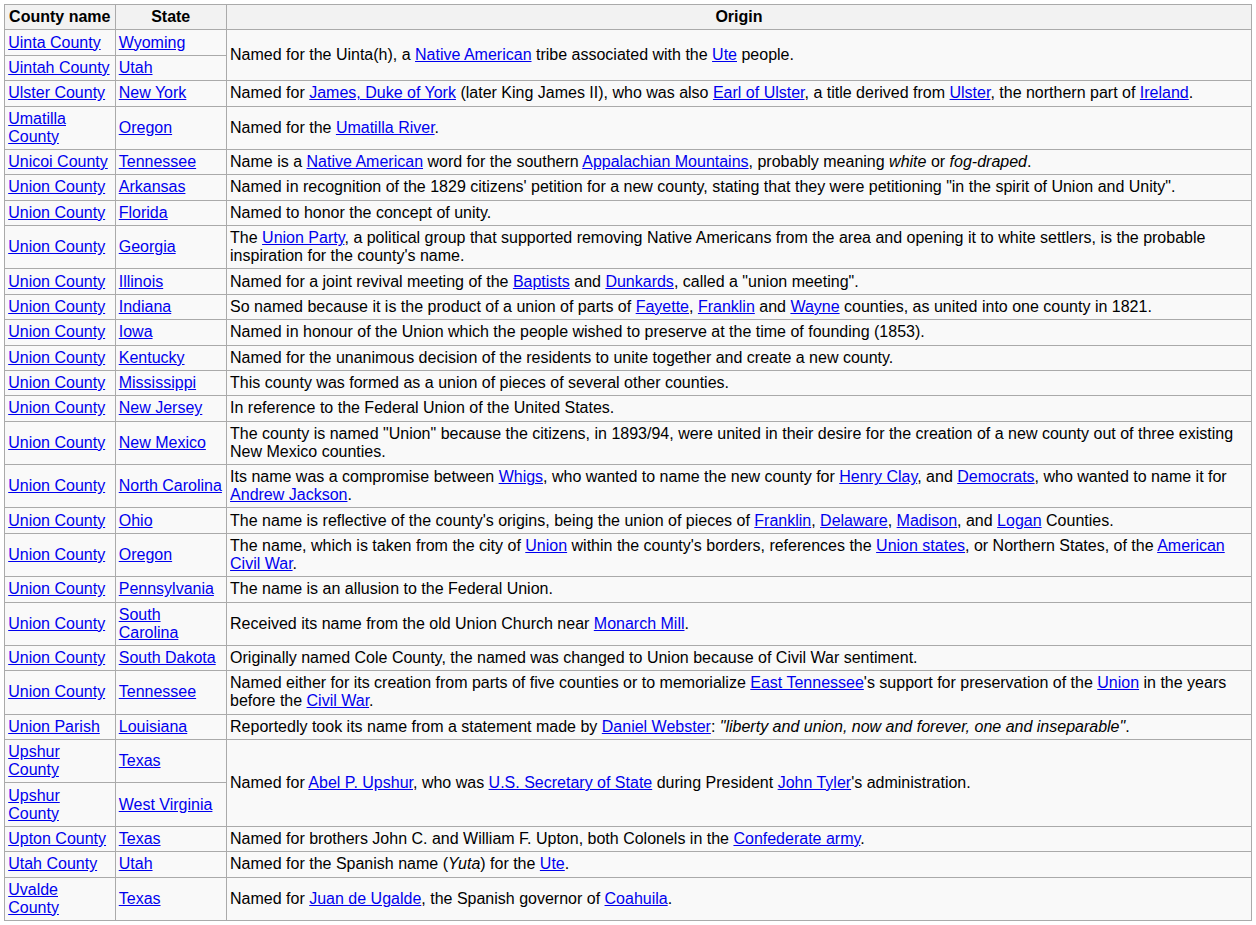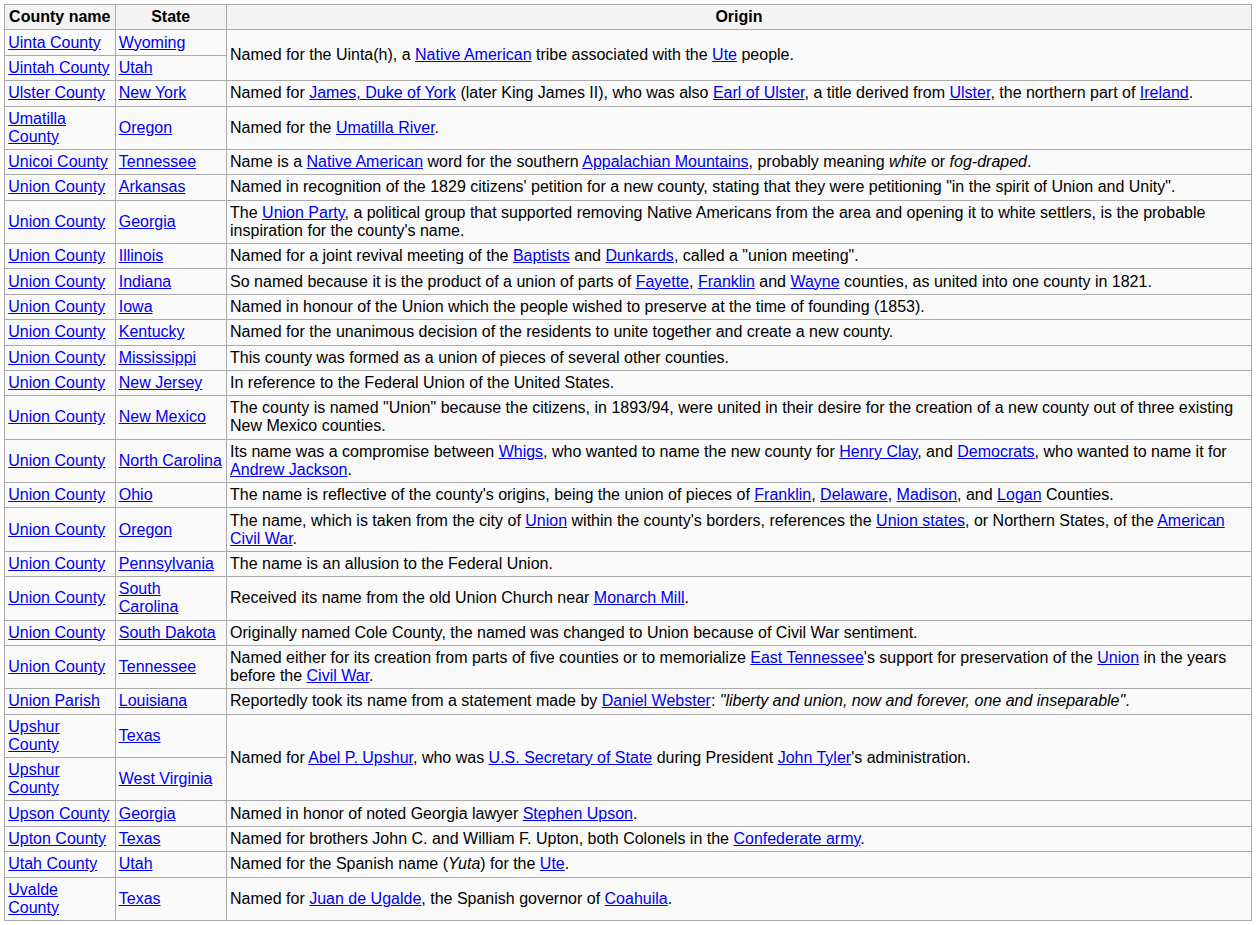- row: (143, 212)
+ row: (147, 813)
